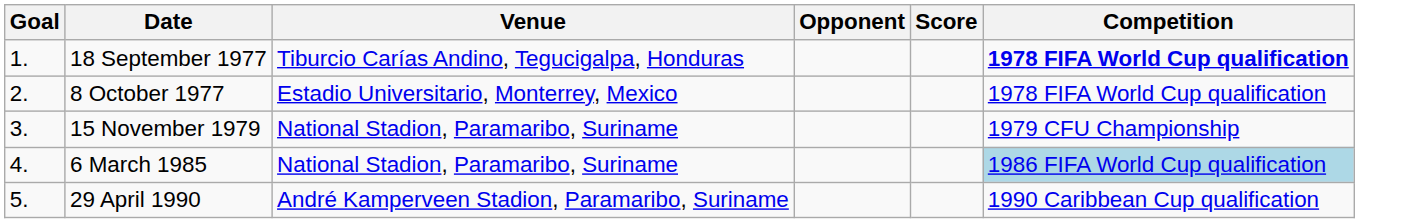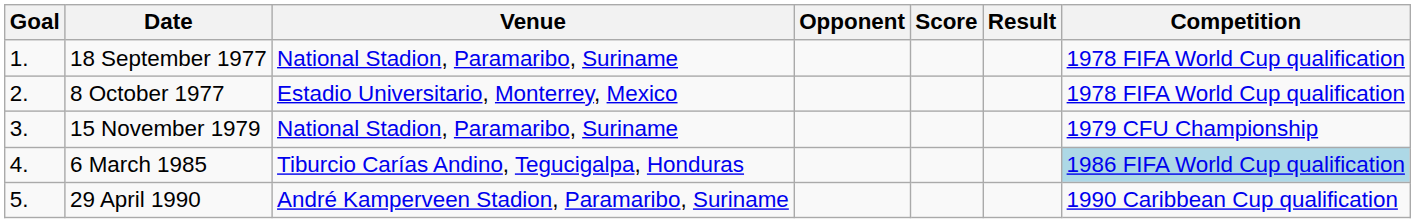+ column: (1022, 22)
(511, 57) Tiburcio Carías Andino, Tegucigalpa, Honduras -> (478, 57) National Stadion, Paramaribo, Suriname
(1168, 57) bold -> (1236, 57) normal
(478, 164) National Stadion, Paramaribo, Suriname -> (511, 164) Tiburcio Carías Andino, Tegucigalpa, Honduras
